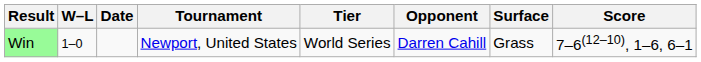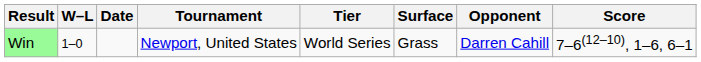columns swapped: (521, 16) <-> (442, 16)
